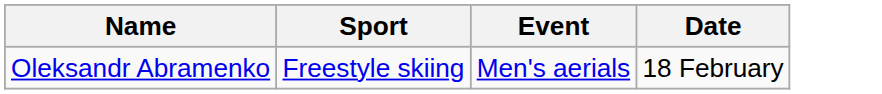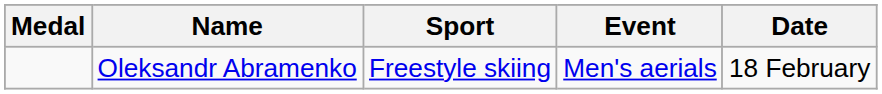+ column: (48, 26)
